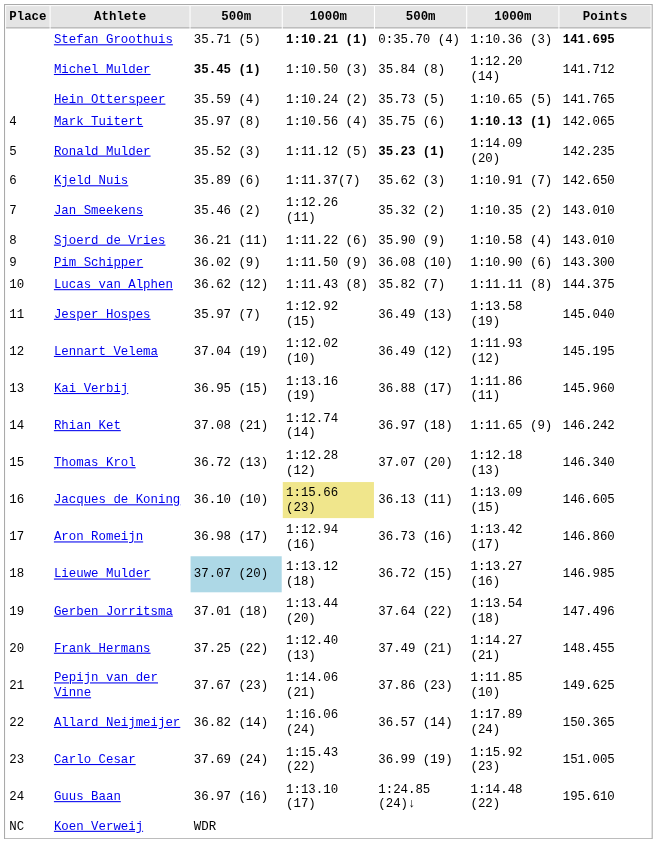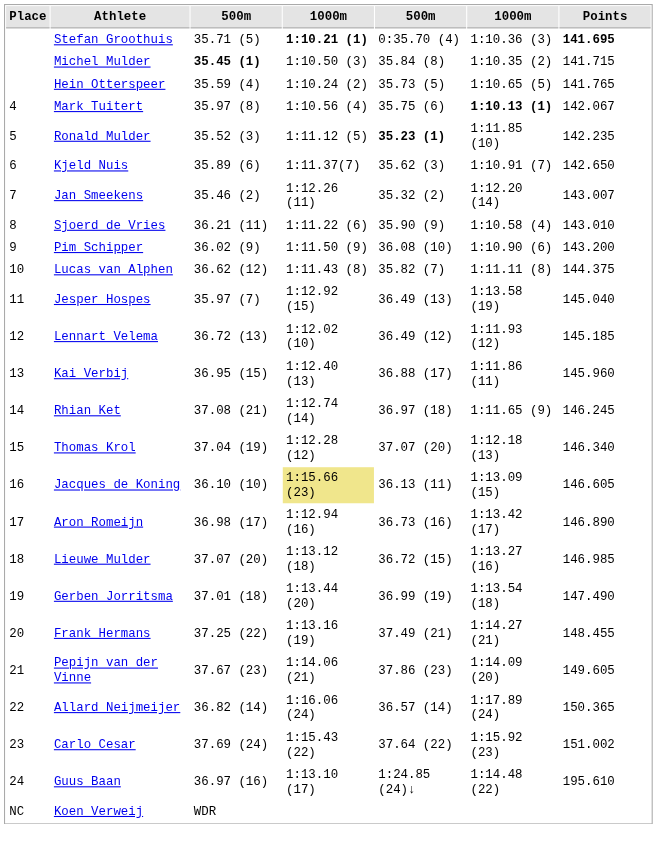(497, 70) 1:12.20 (14) -> (511, 62) 1:10.35 (2)
(589, 70) 141.712 -> (589, 62) 141.715
(589, 122) 142.065 -> (589, 107) 142.067
(497, 151) 1:14.09 (20) -> (497, 136) 1:11.85 (10)
(511, 211) 1:10.35 (2) -> (497, 196) 1:12.20 (14)
(589, 211) 143.010 -> (589, 196) 143.007
(589, 263) 143.300 -> (589, 248) 143.200
(231, 352) 37.04 (19) -> (231, 337) 36.72 (13)
(589, 352) 145.195 -> (589, 337) 145.185
(312, 389) 1:13.16 (19) -> (312, 374) 1:12.40 (13)
(589, 426) 146.242 -> (589, 411) 146.245
(231, 463) 36.72 (13) -> (231, 448) 37.04 (19)
(589, 537) 146.860 -> (589, 522) 146.890
(231, 574) lightblue background -> (231, 559) no background
(415, 611) 37.64 (22) -> (415, 597) 36.99 (19)
(589, 611) 147.496 -> (589, 597) 147.490
(312, 648) 1:12.40 (13) -> (312, 634) 1:13.16 (19)
(497, 686) 1:11.85 (10) -> (497, 671) 1:14.09 (20)
(589, 686) 149.625 -> (589, 671) 149.605
(415, 760) 36.99 (19) -> (415, 745) 37.64 (22)
(589, 760) 151.005 -> (589, 745) 151.002
